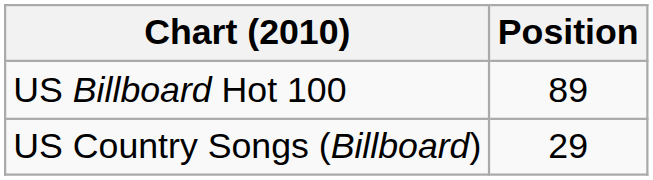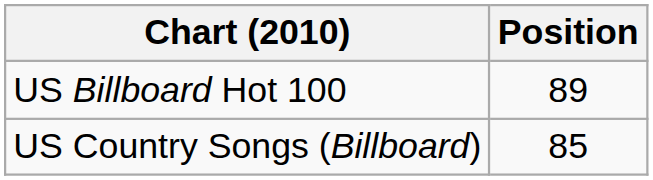(568, 145) 29 -> (568, 145) 85
